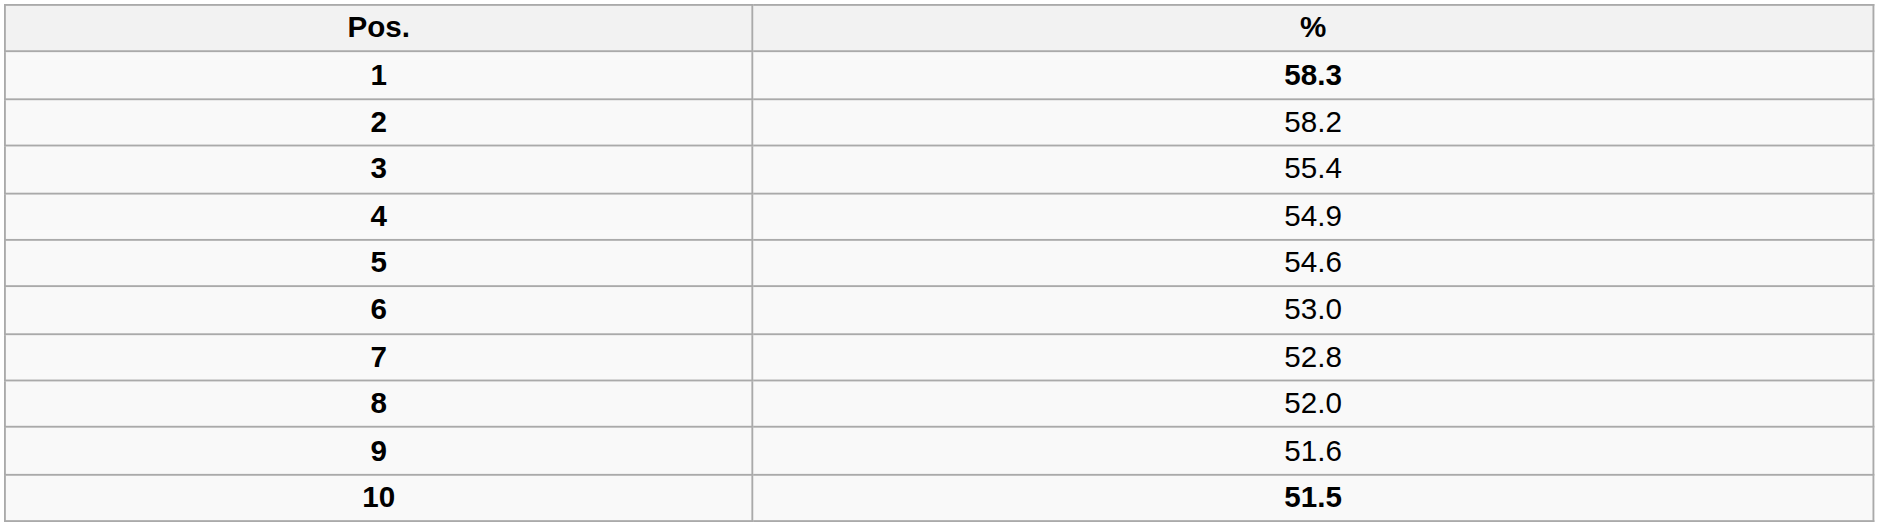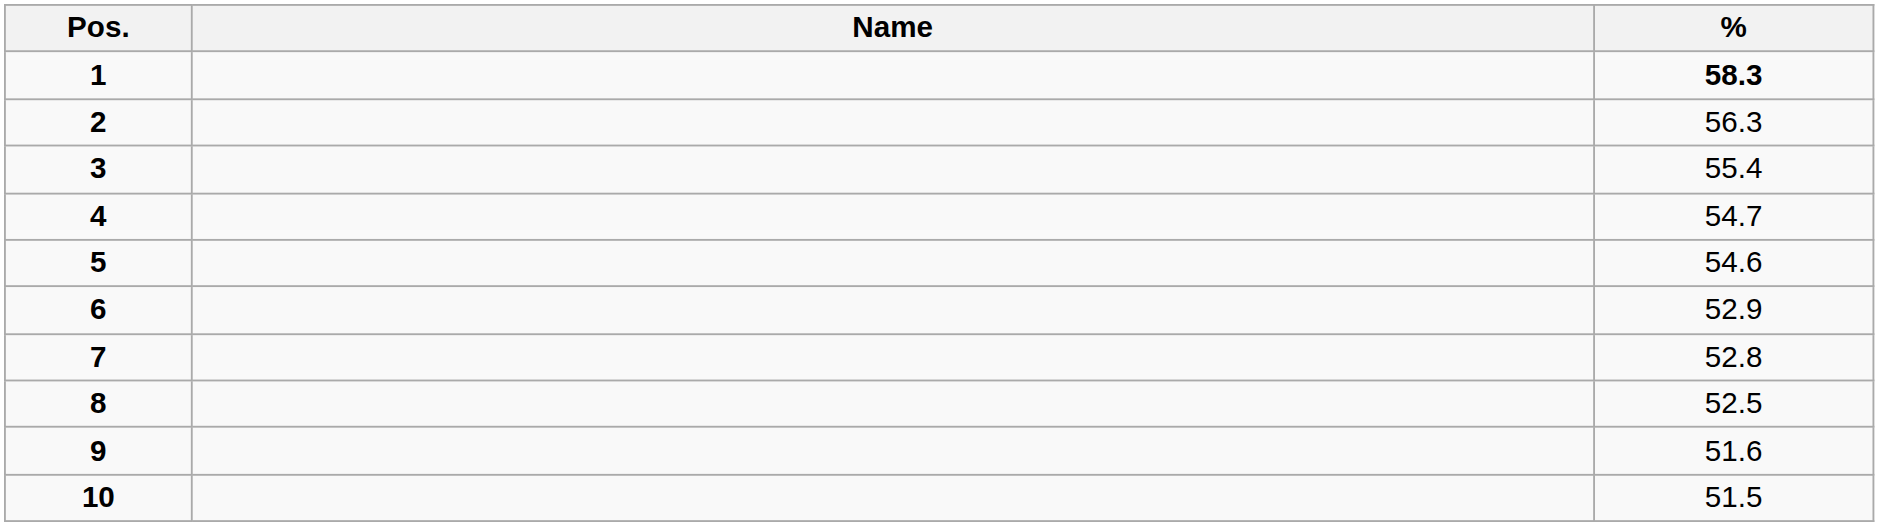+ column: (893, 27)
(1313, 121) 58.2 -> (1734, 121) 56.3
(1313, 215) 54.9 -> (1734, 215) 54.7
(1313, 309) 53.0 -> (1734, 309) 52.9
(1313, 403) 52.0 -> (1734, 403) 52.5
(1313, 497) bold -> (1734, 497) normal
